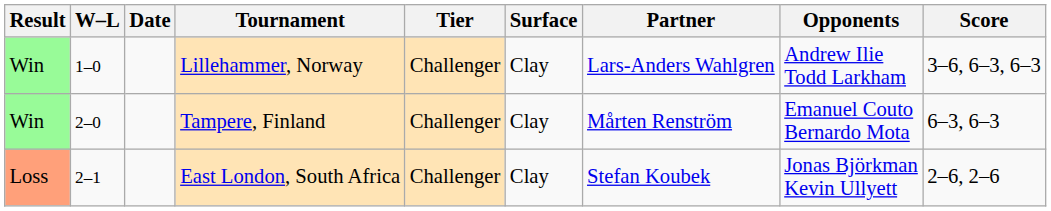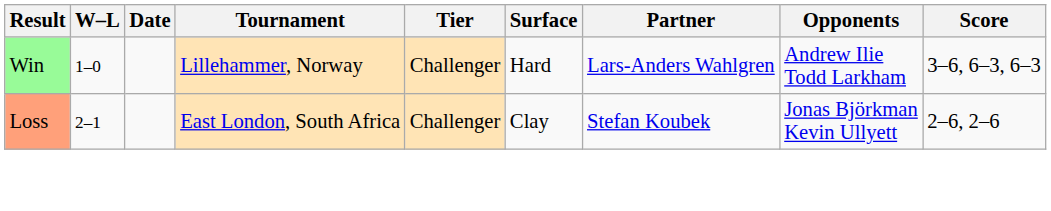(529, 65) Clay -> (530, 65) Hard
- row: (253, 121)
